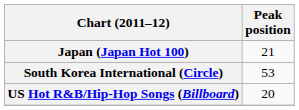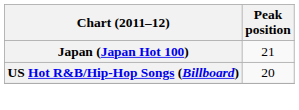- row: (123, 72)
